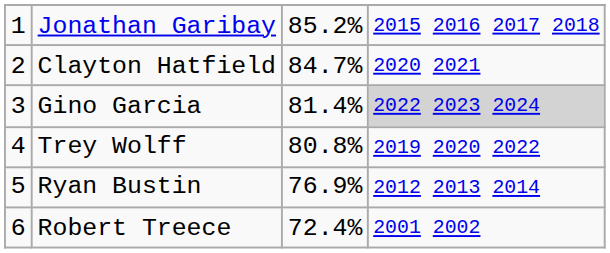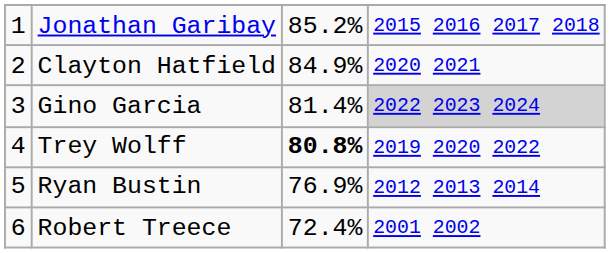(325, 66) 84.7% -> (325, 66) 84.9%
(325, 147) normal -> (325, 147) bold
